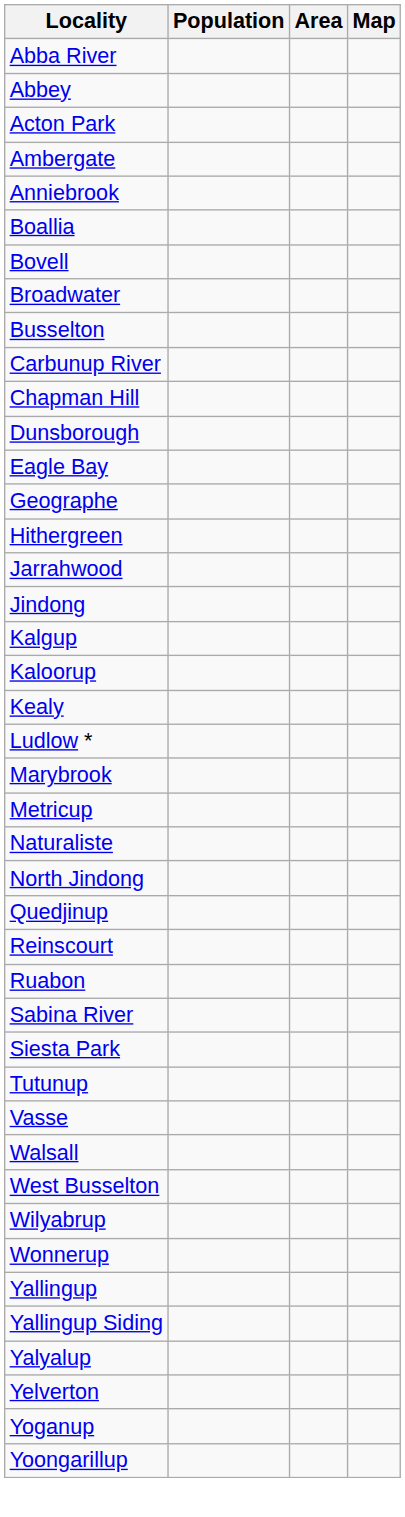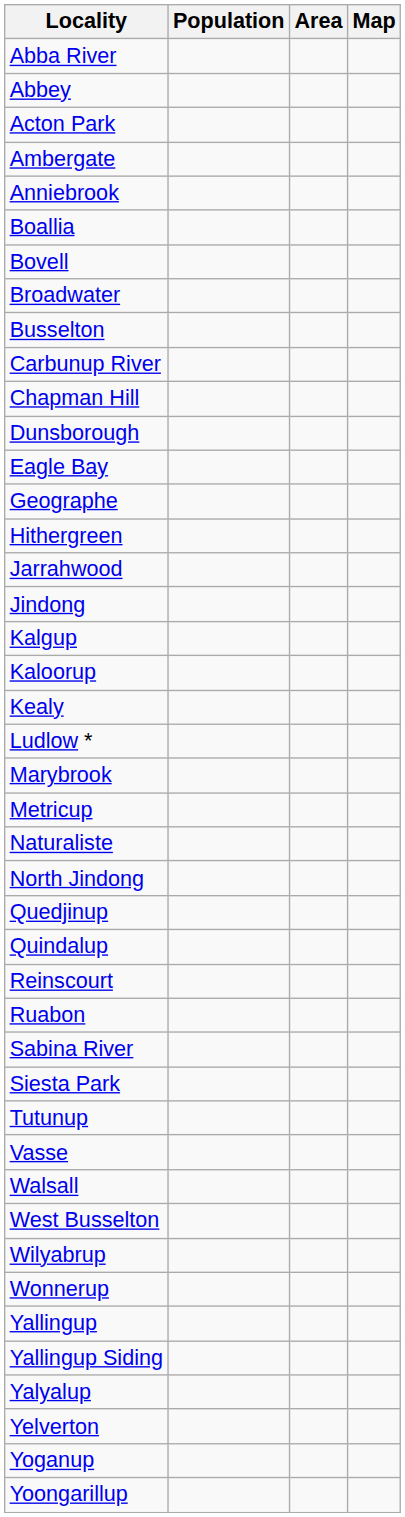+ row: (59, 946)
